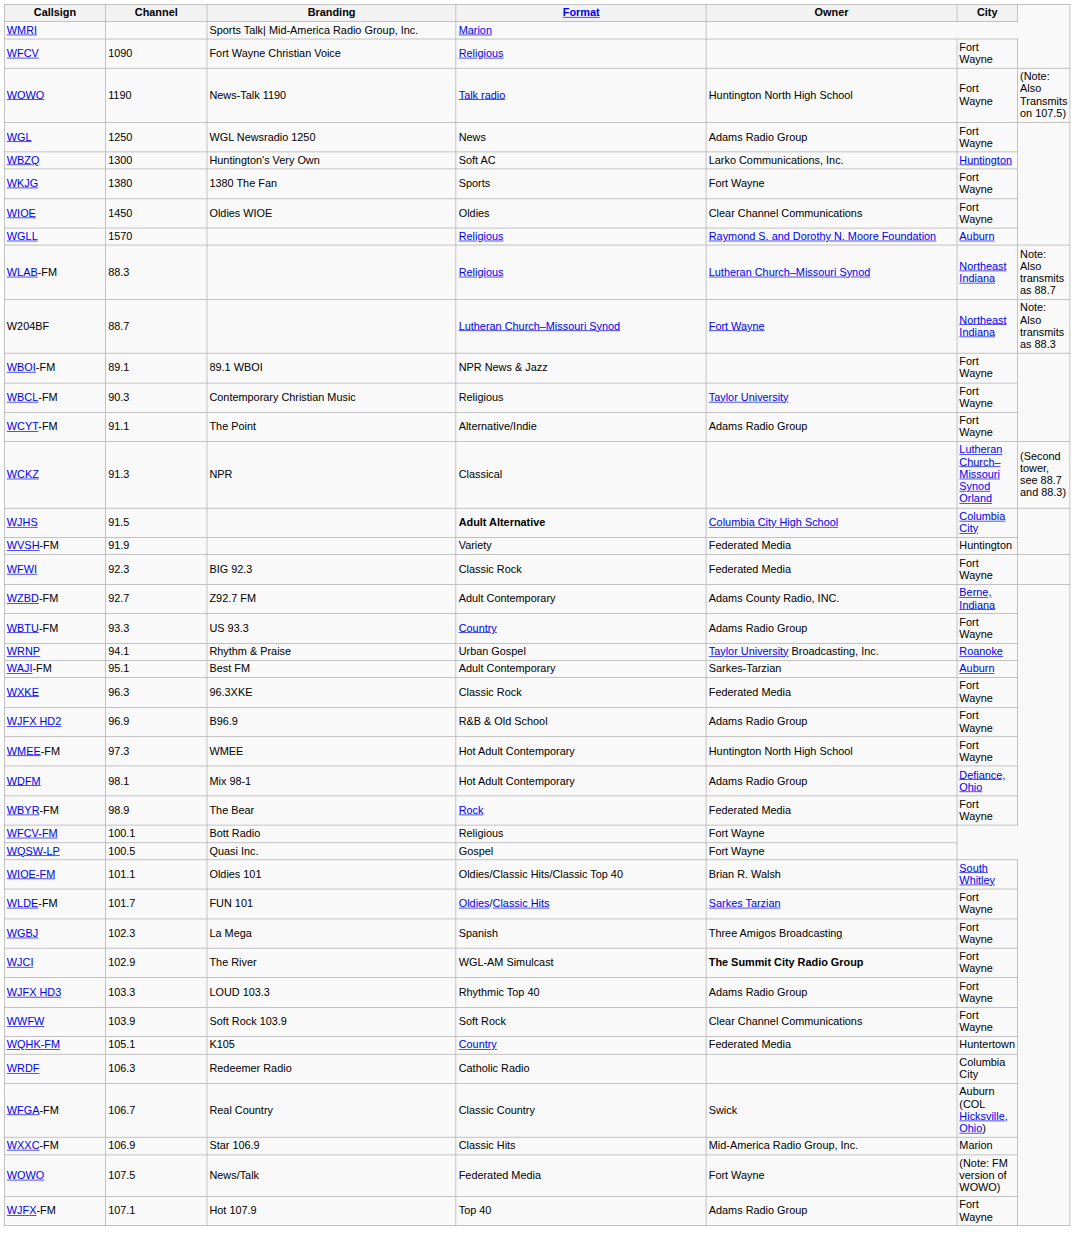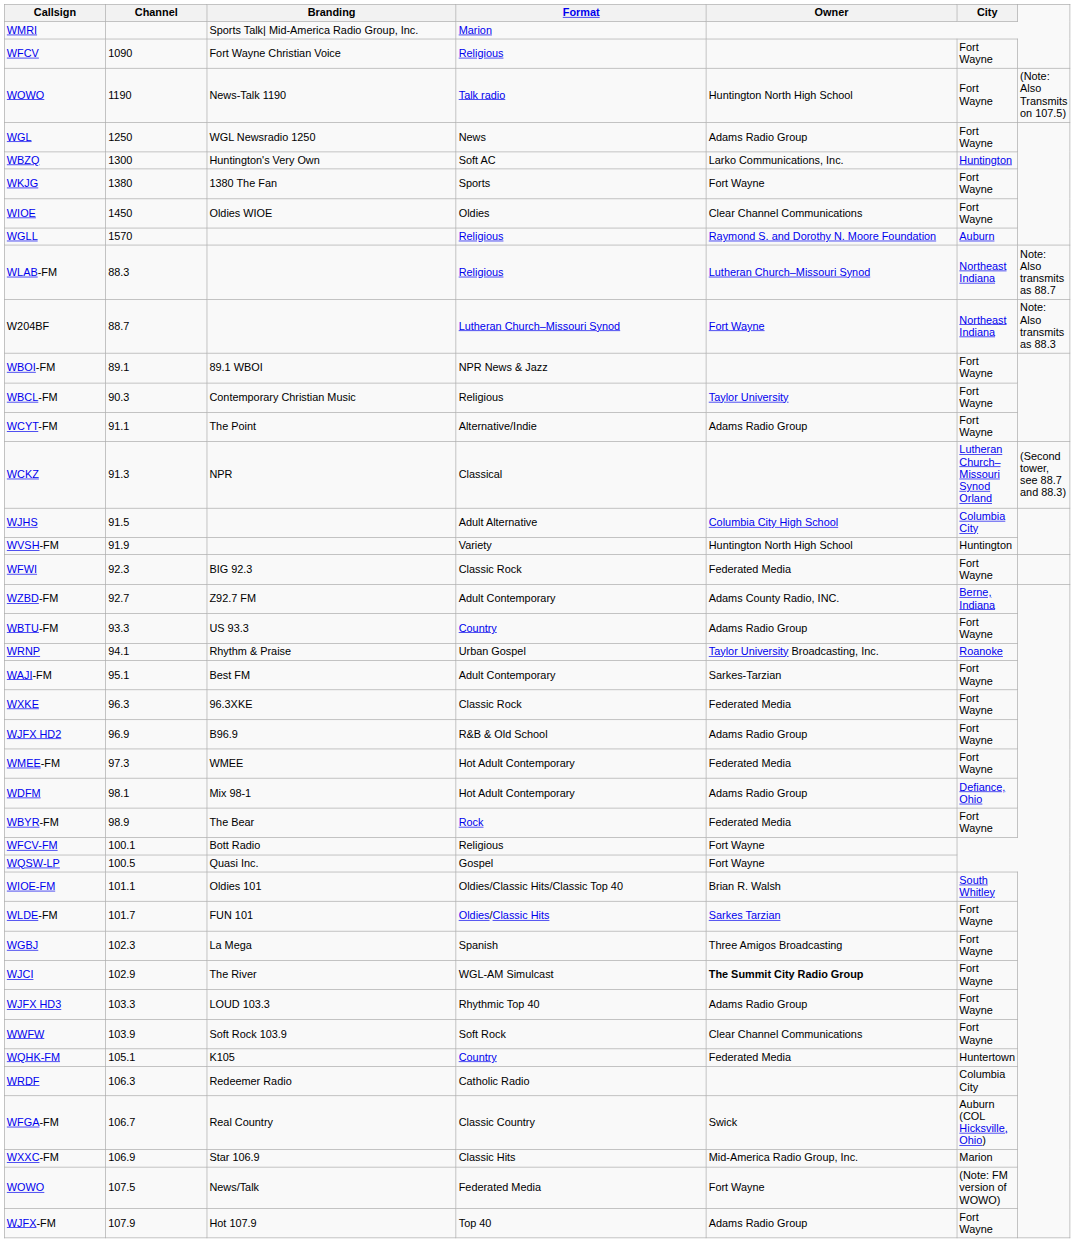(502, 522) bold -> (498, 522) normal
(750, 546) Federated Media -> (781, 546) Huntington North High School
(977, 669) Auburn -> (976, 675) Fort Wayne
(781, 751) Huntington North High School -> (750, 763) Federated Media
(122, 1211) 107.1 -> (122, 1223) 107.9
